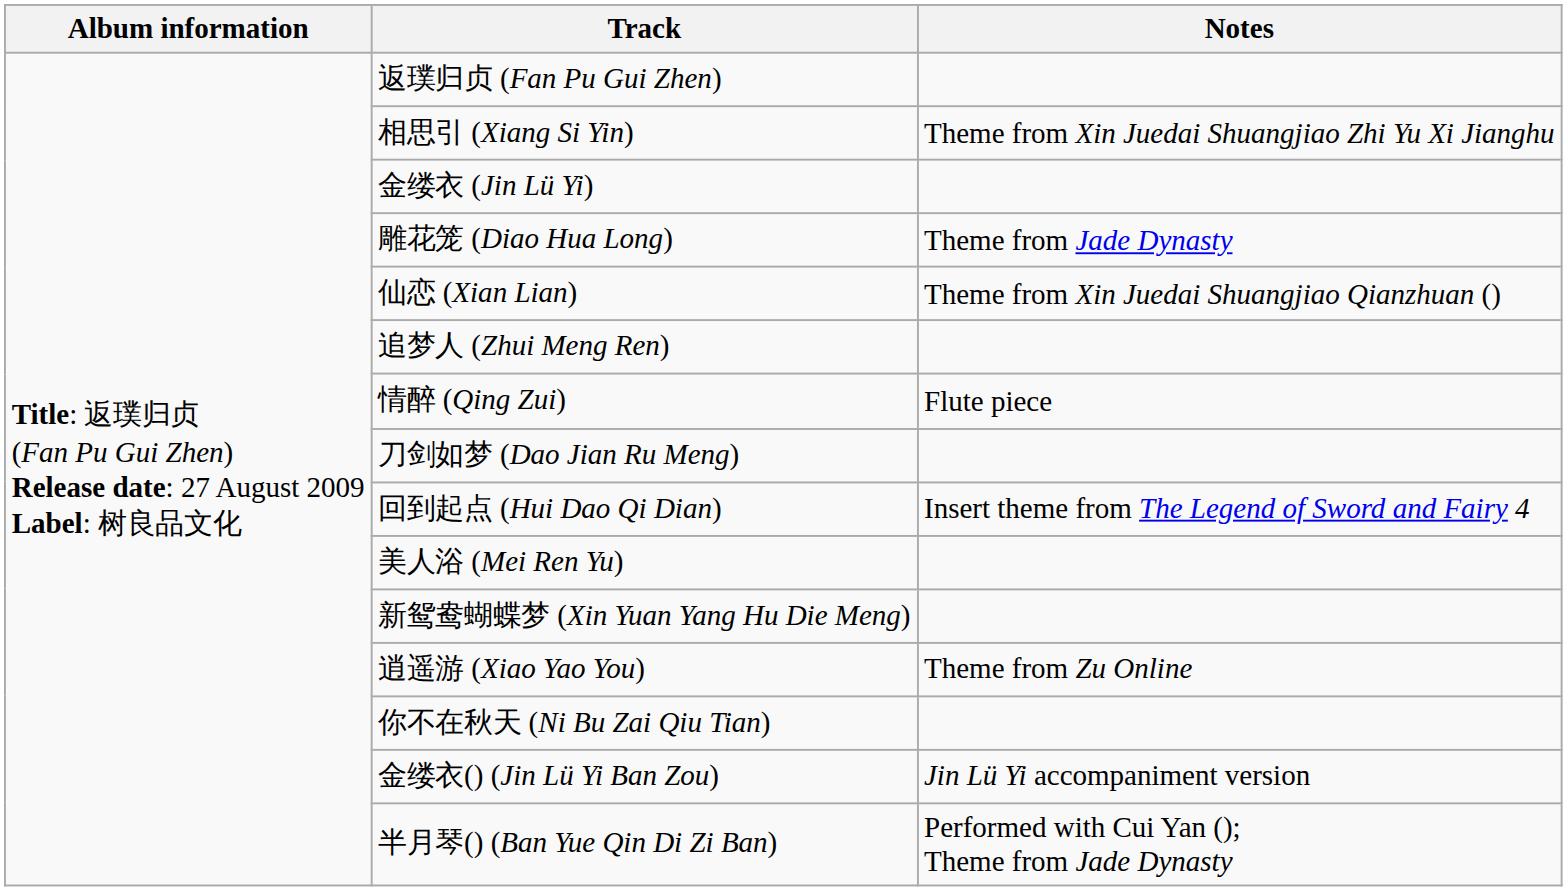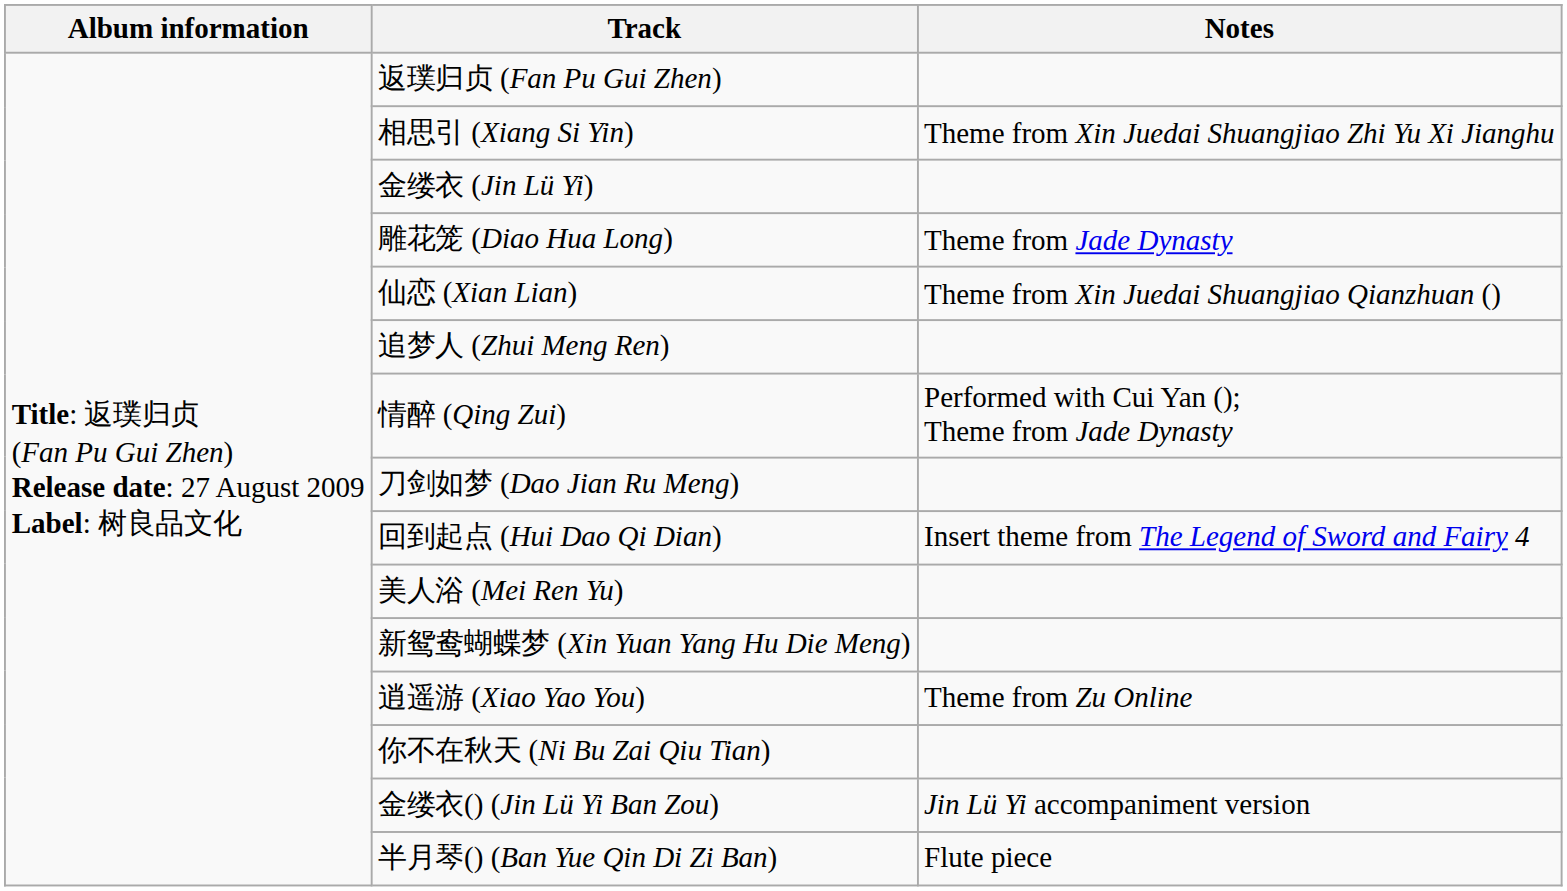(988, 400) Flute piece -> (1082, 415) Performed with Cui Yan (); Theme from Jade Dynasty
(1082, 844) Performed with Cui Yan (); Theme from Jade Dynasty -> (988, 858) Flute piece
